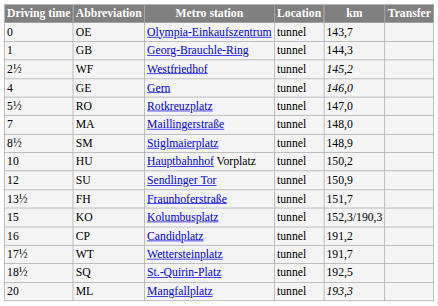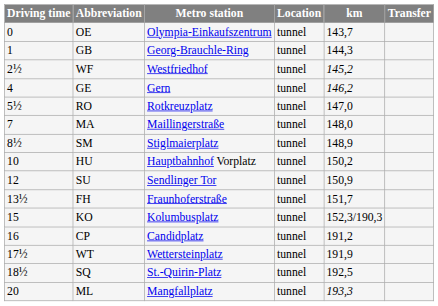(340, 87) 146,0 -> (340, 87) 146,2
(340, 254) 191,7 -> (340, 254) 191,9
